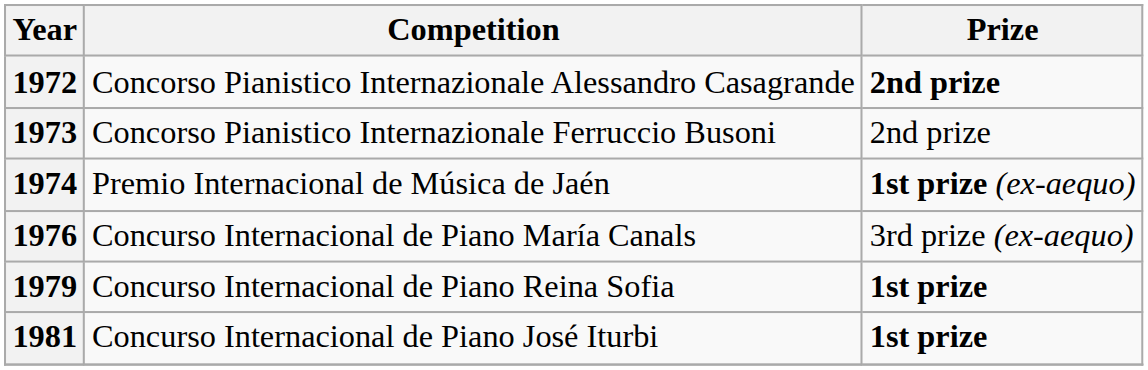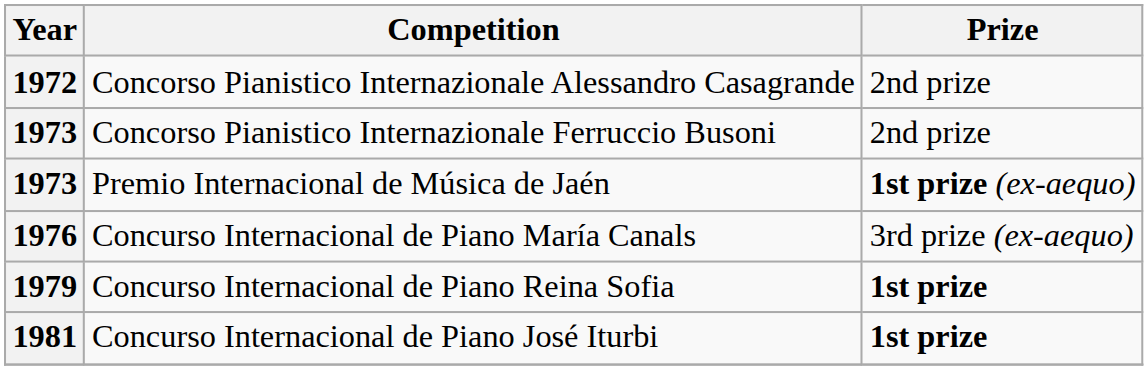(935, 81) bold -> (930, 81) normal
(45, 183) 1974 -> (45, 183) 1973
